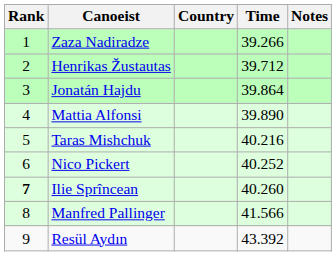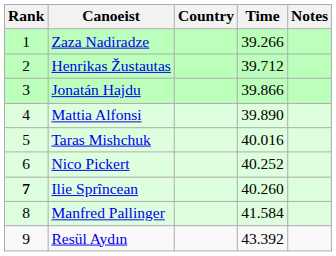(263, 90) 39.864 -> (263, 90) 39.866
(263, 139) 40.216 -> (263, 139) 40.016
(263, 213) 41.566 -> (263, 213) 41.584
